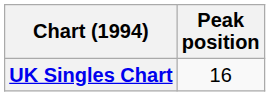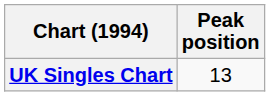(221, 74) 16 -> (221, 74) 13
